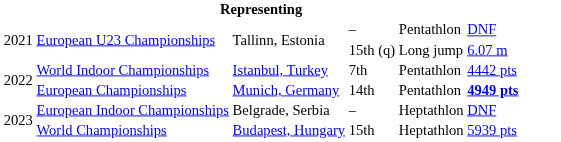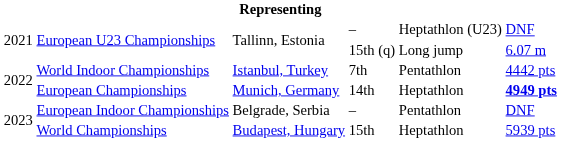(430, 29) Pentathlon -> (450, 29) Heptathlon (U23)
(430, 90) Pentathlon -> (431, 90) Heptathlon
(431, 110) Heptathlon -> (430, 110) Pentathlon
